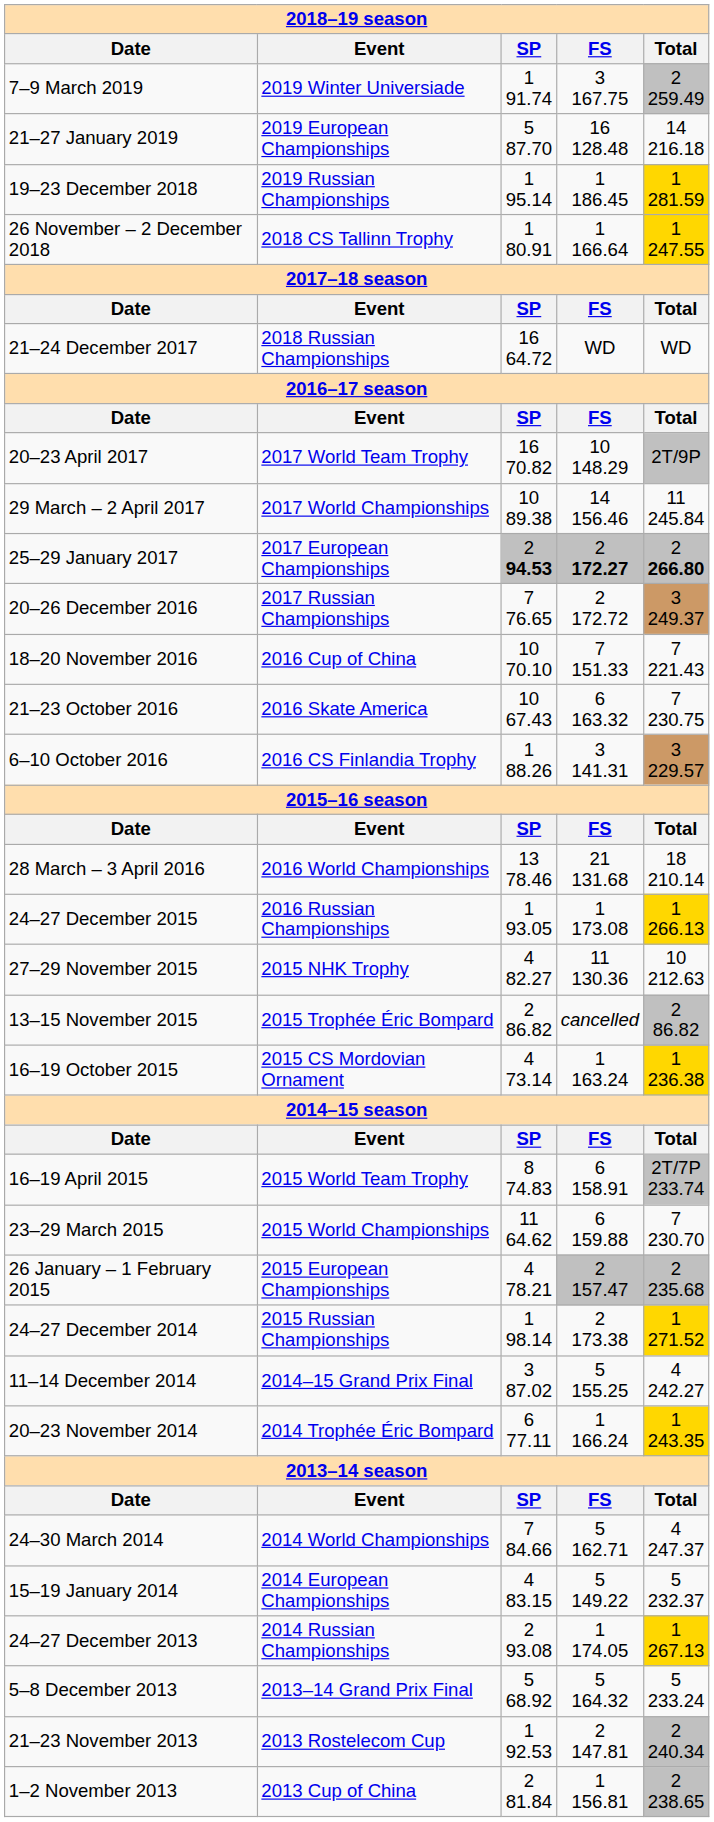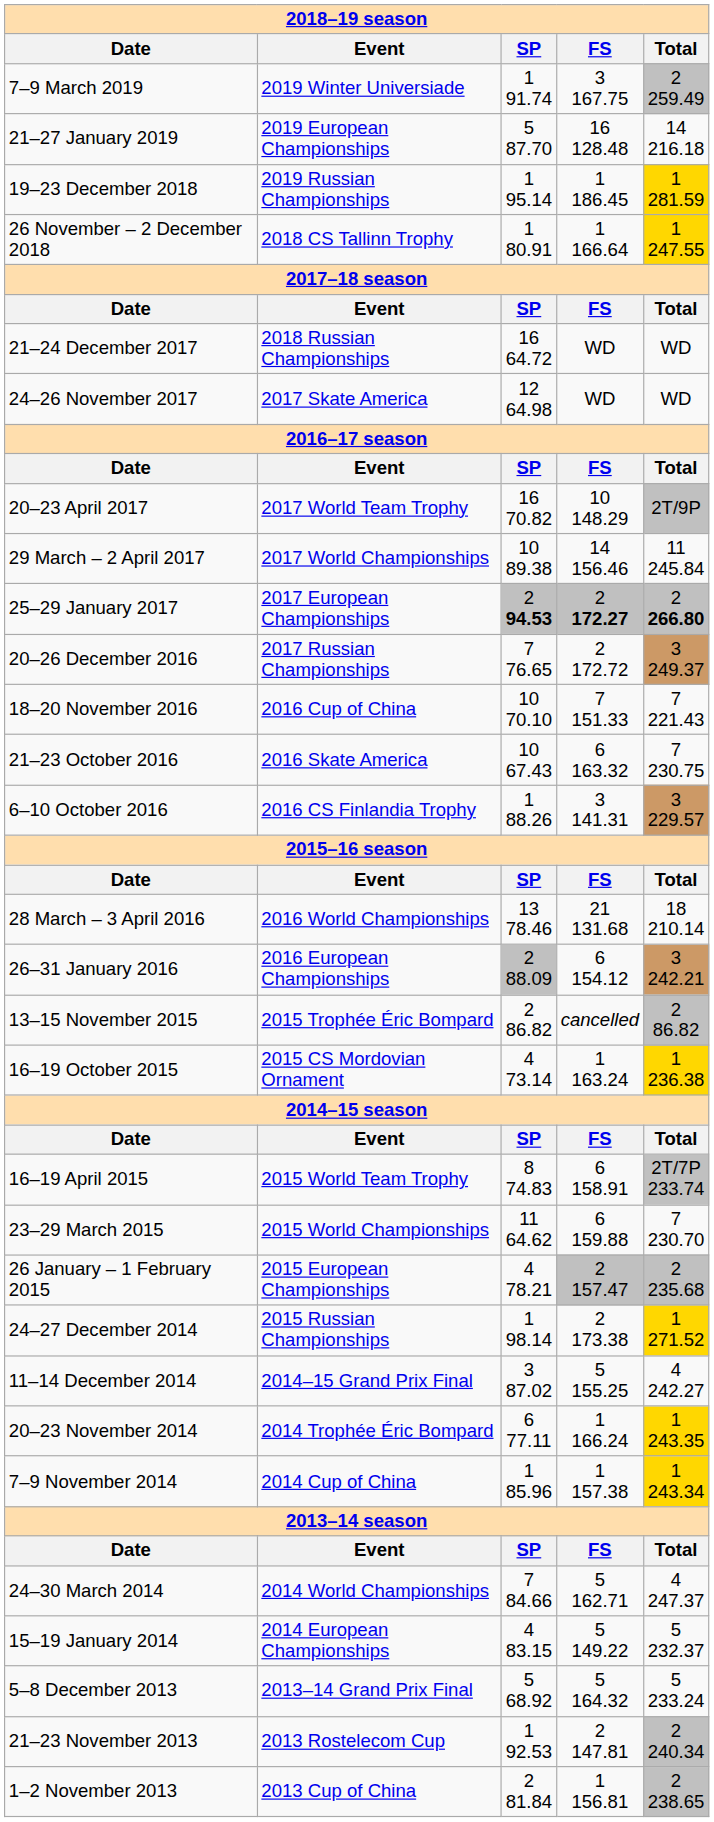+ row: (103, 398)
+ row: (93, 969)
- row: (103, 919)
- row: (103, 969)
+ row: (93, 1481)
- row: (103, 1640)
